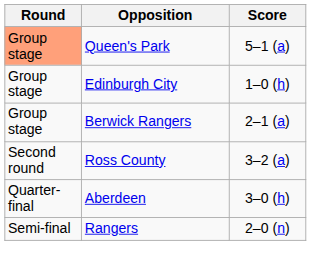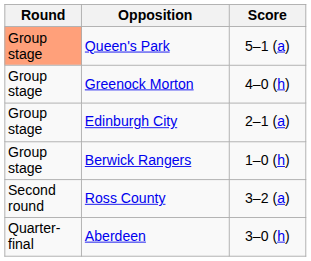+ row: (139, 84)
(267, 84) 1–0 (h) -> (267, 122) 2–1 (a)
(267, 122) 2–1 (a) -> (267, 160) 1–0 (h)
- row: (111, 228)
